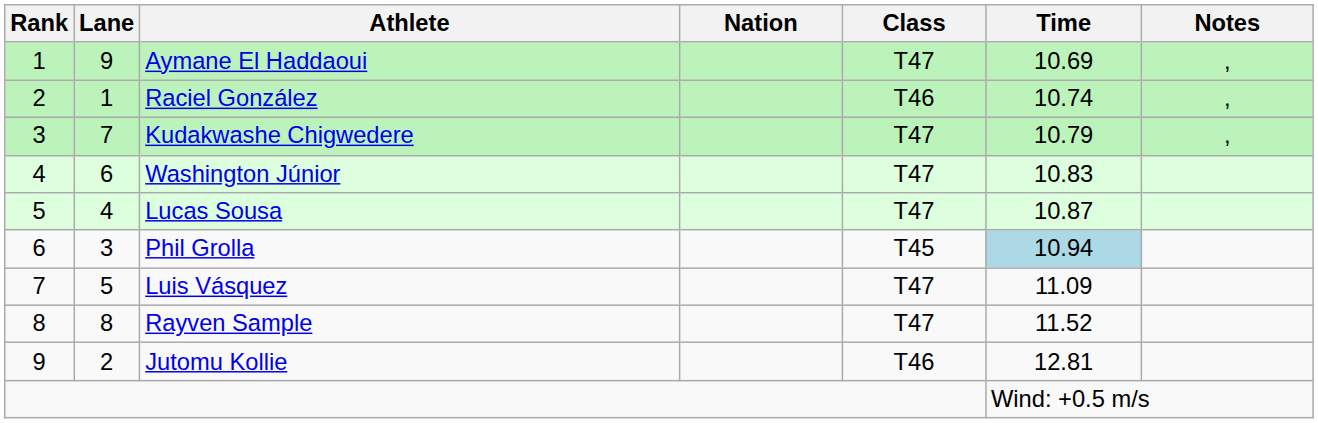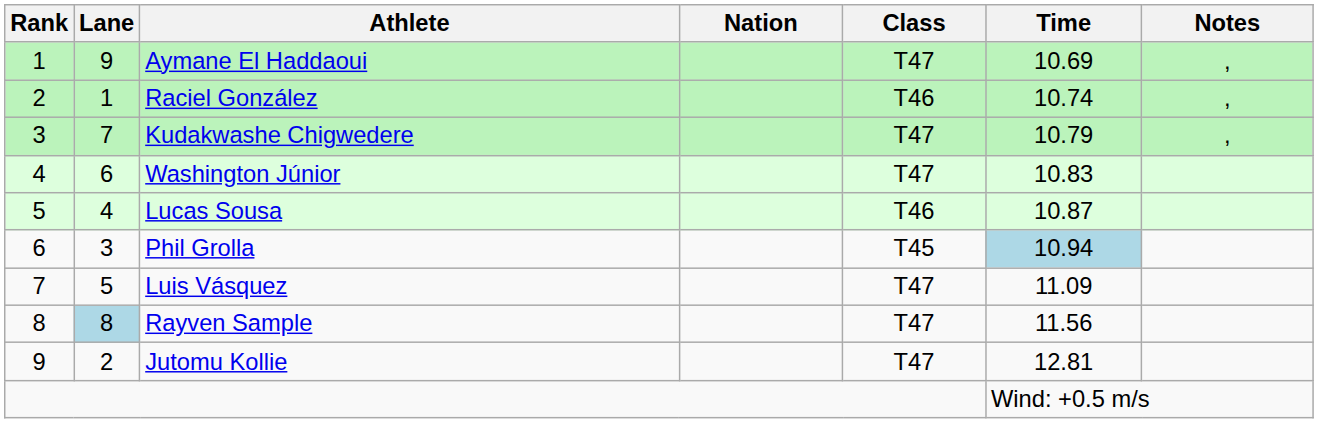(914, 211) T47 -> (914, 211) T46
(107, 323) no background -> (107, 323) lightblue background
(1064, 323) 11.52 -> (1064, 323) 11.56
(914, 361) T46 -> (914, 361) T47
